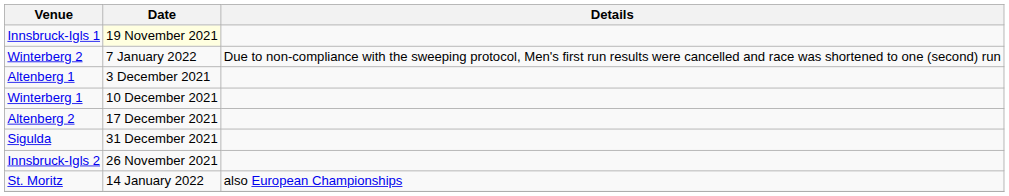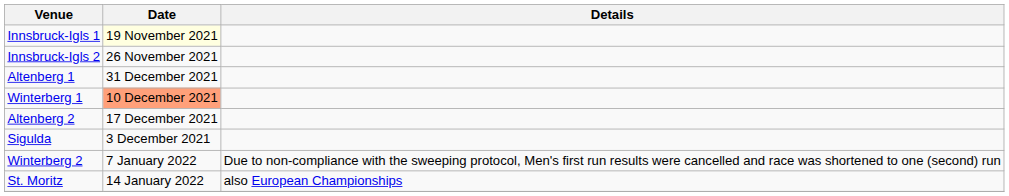rows swapped: (54, 160) <-> (45, 56)
(158, 77) 3 December 2021 -> (162, 77) 31 December 2021
(162, 98) no background -> (162, 98) lightsalmon background
(162, 139) 31 December 2021 -> (158, 139) 3 December 2021
